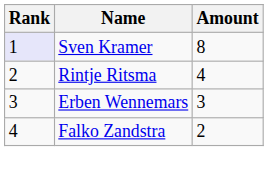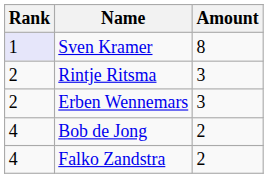(201, 74) 4 -> (201, 74) 3
(13, 103) 3 -> (13, 103) 2
+ row: (103, 131)
